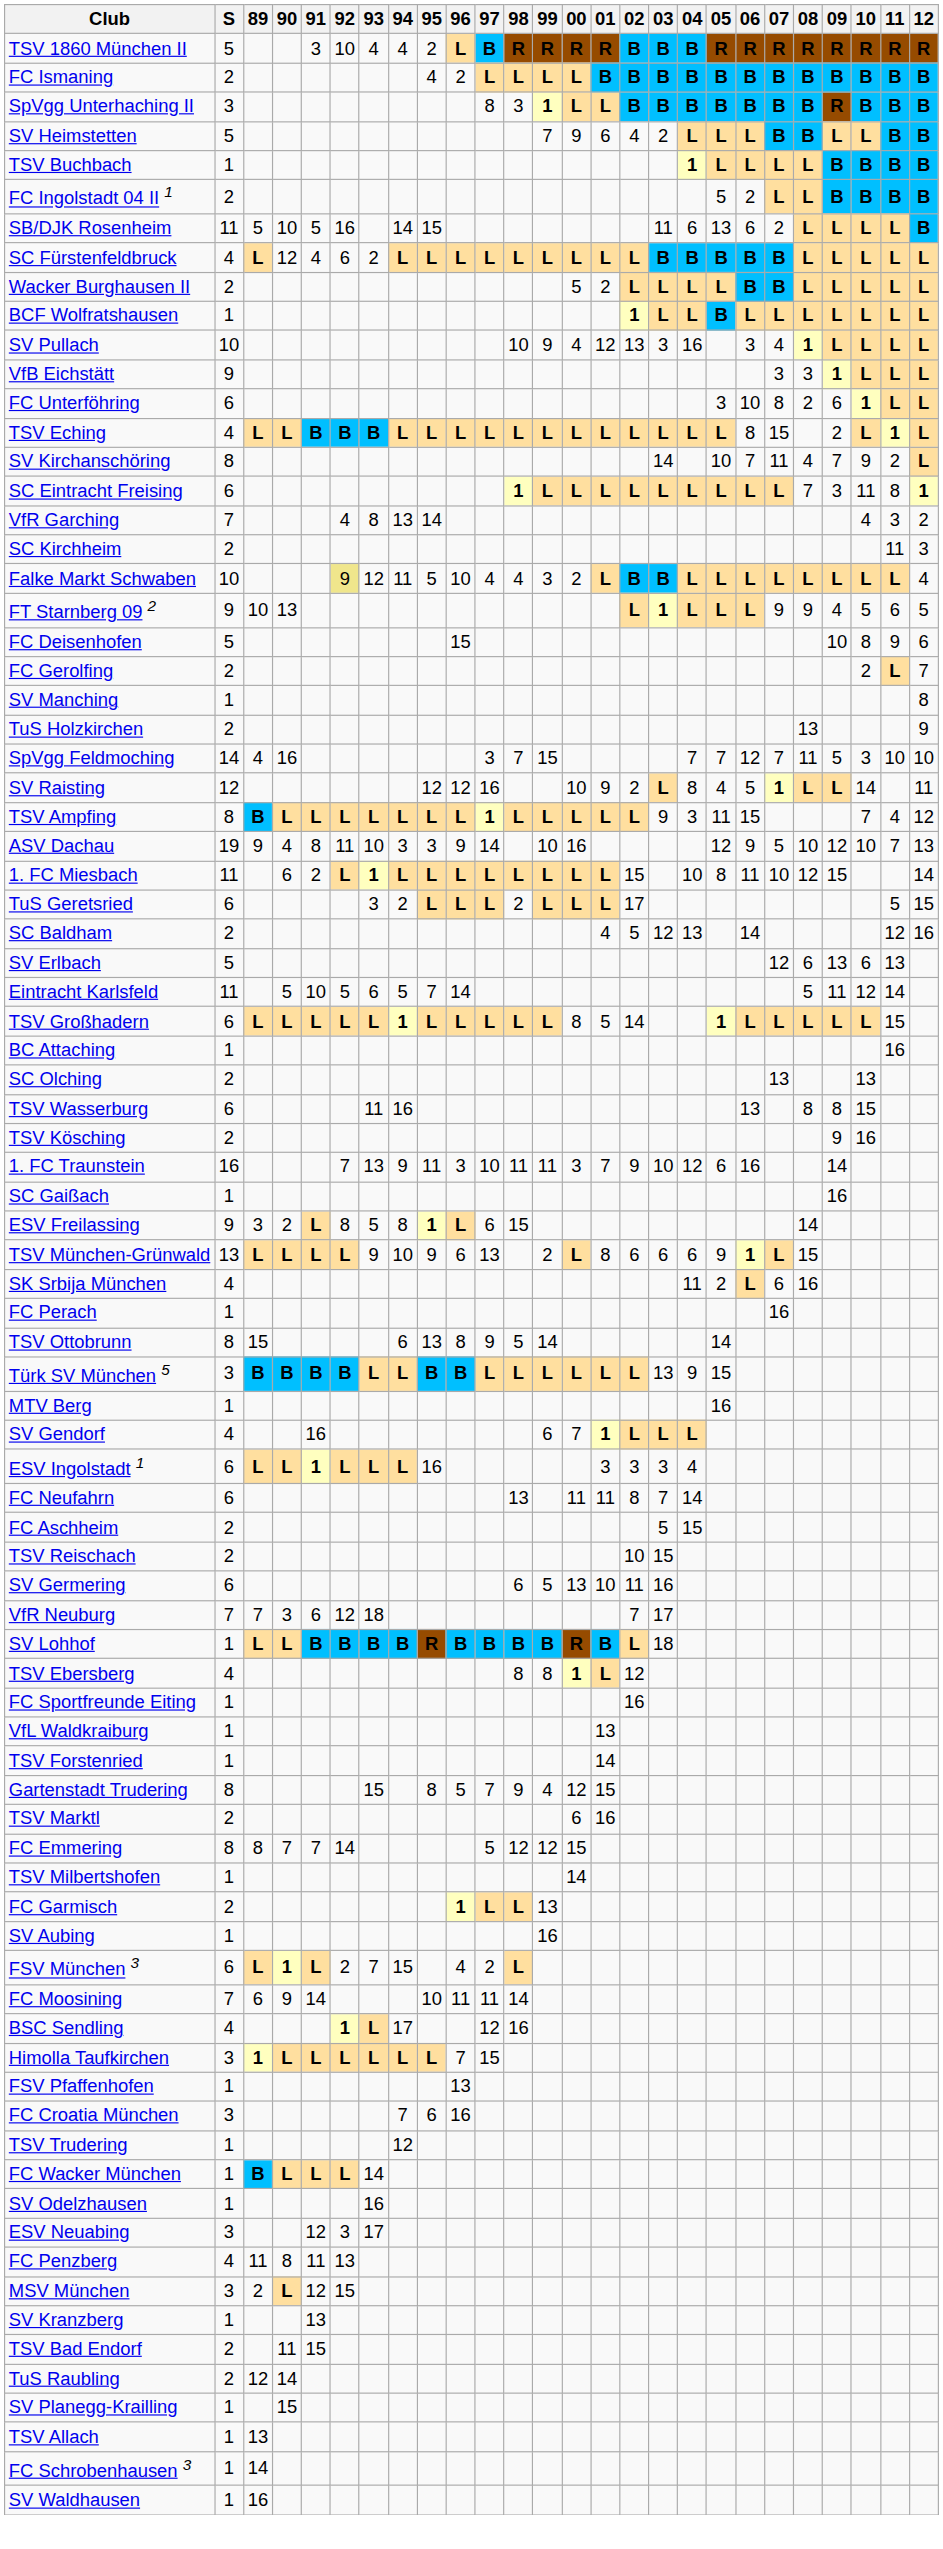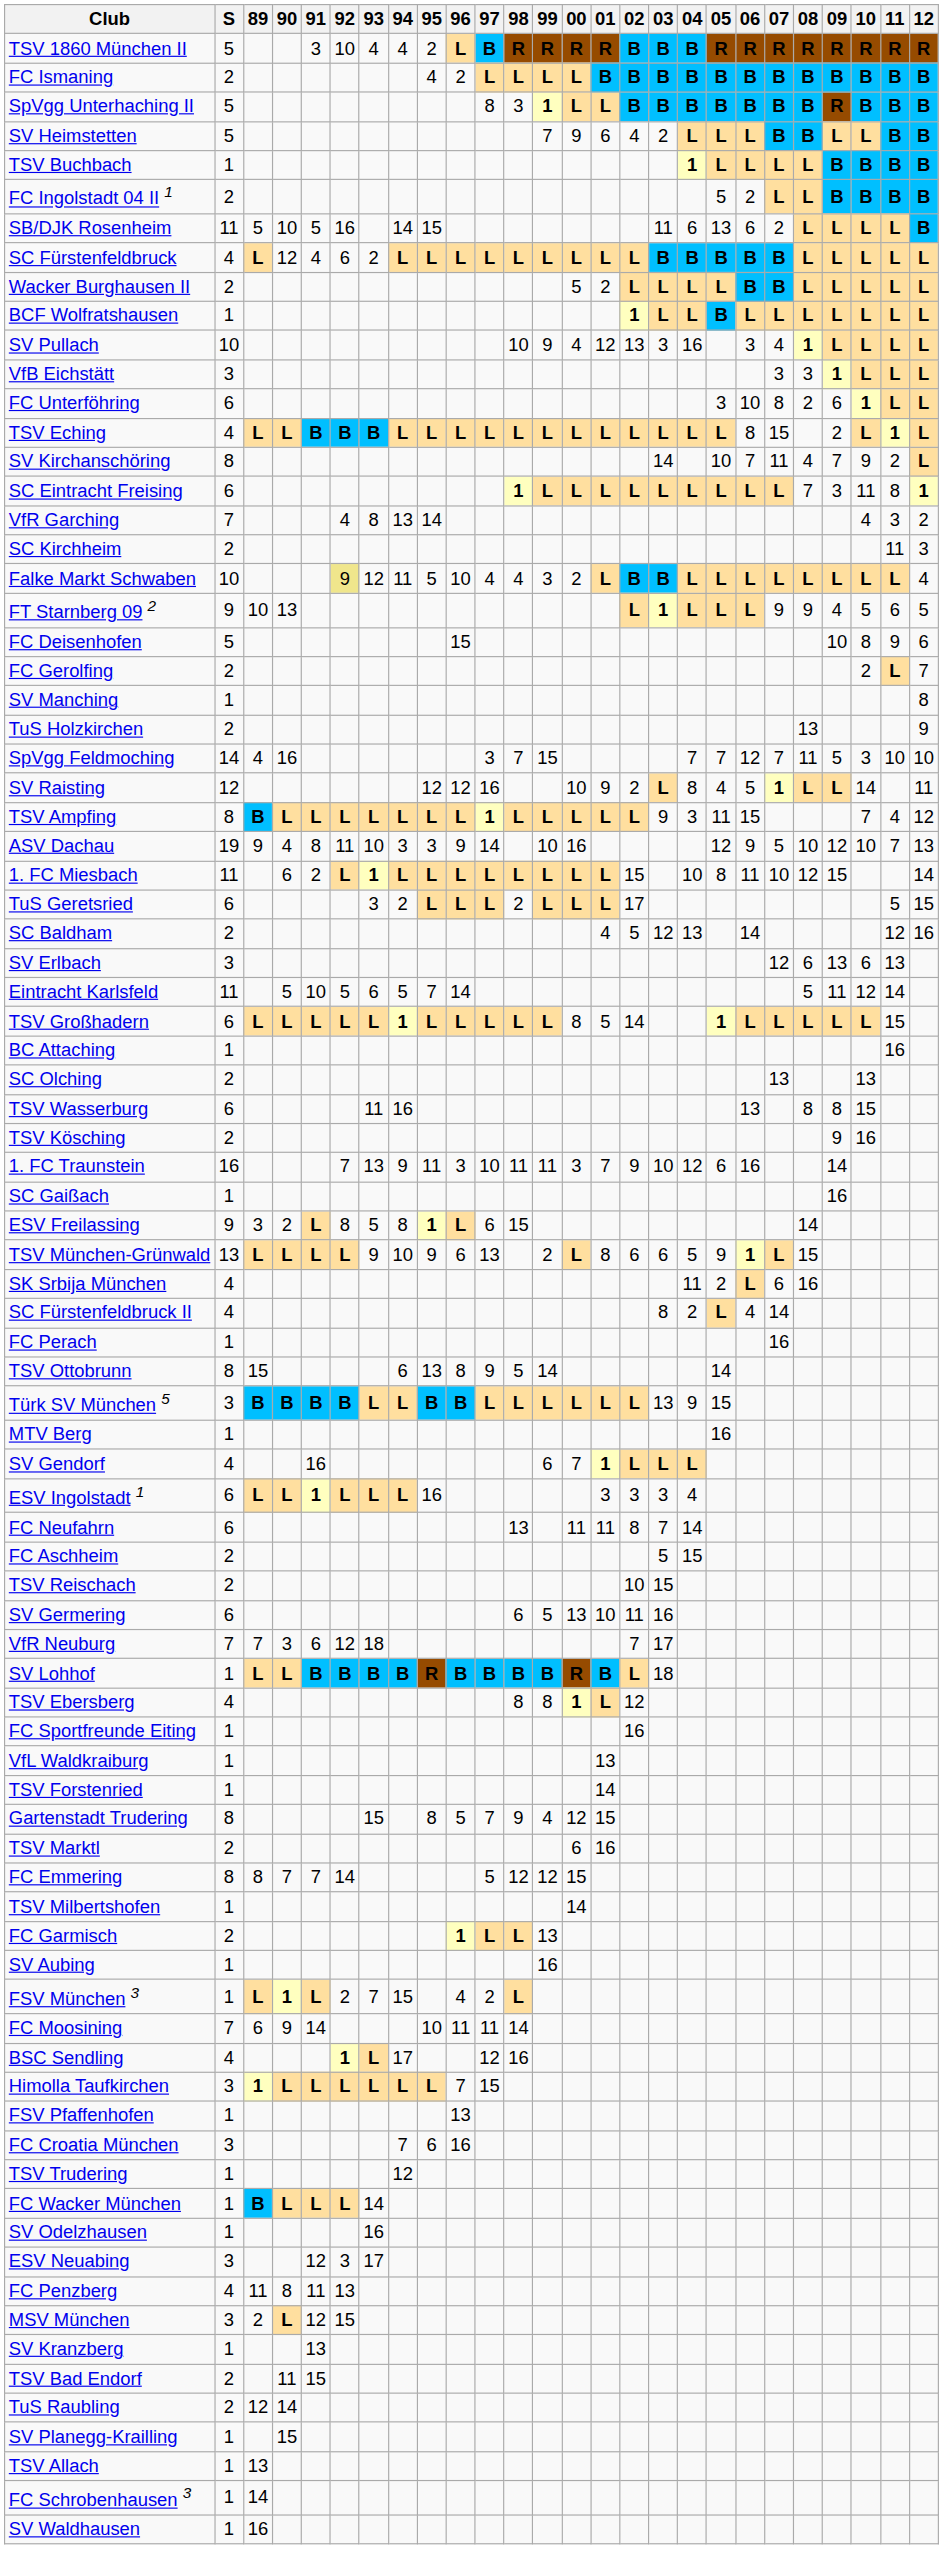(229, 106) 3 -> (229, 106) 5
(229, 374) 9 -> (229, 374) 3
(229, 962) 5 -> (229, 962) 3
(692, 1254) 6 -> (692, 1254) 5
+ row: (100, 1313)
(229, 1967) 6 -> (229, 1996) 1
